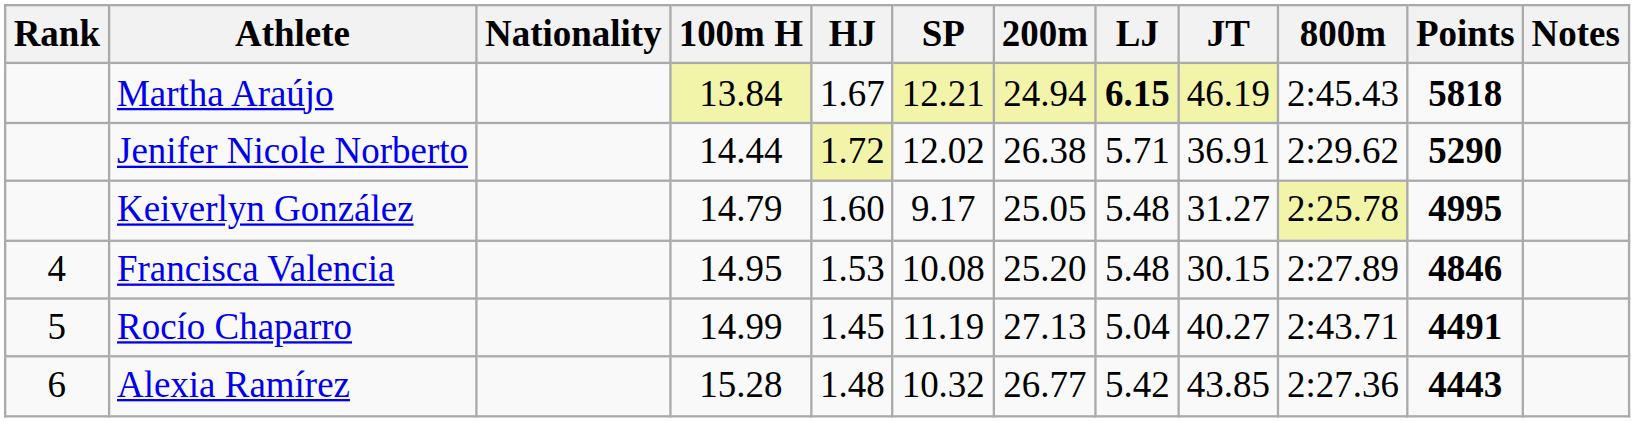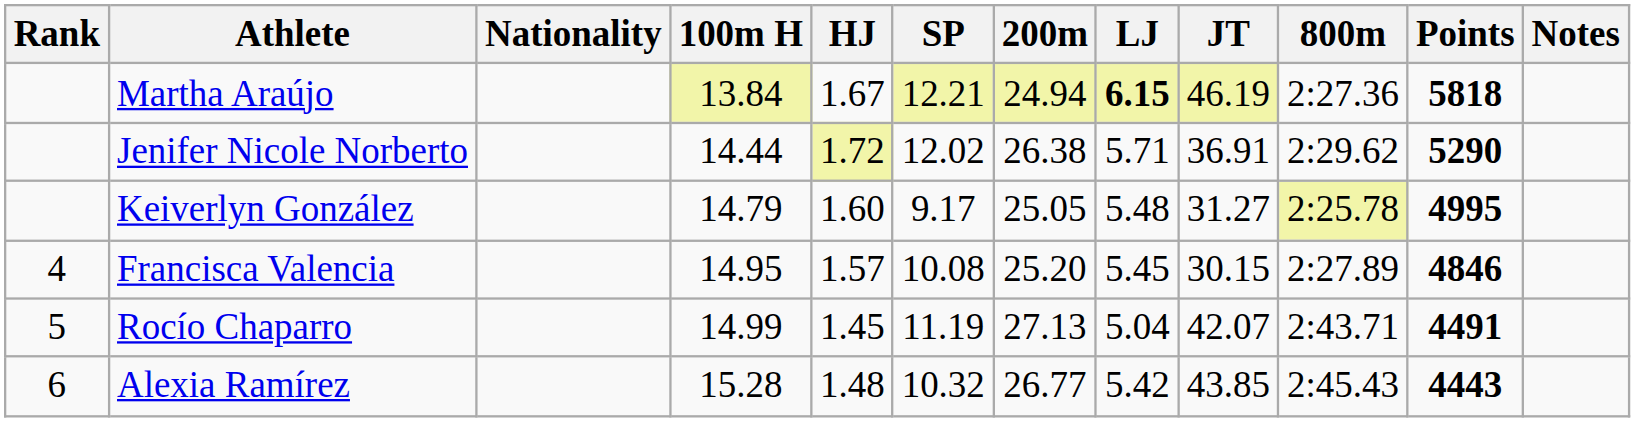(1343, 92) 2:45.43 -> (1343, 92) 2:27.36
(852, 268) 1.53 -> (852, 268) 1.57
(1137, 268) 5.48 -> (1137, 268) 5.45
(1228, 326) 40.27 -> (1228, 326) 42.07
(1343, 385) 2:27.36 -> (1343, 385) 2:45.43
